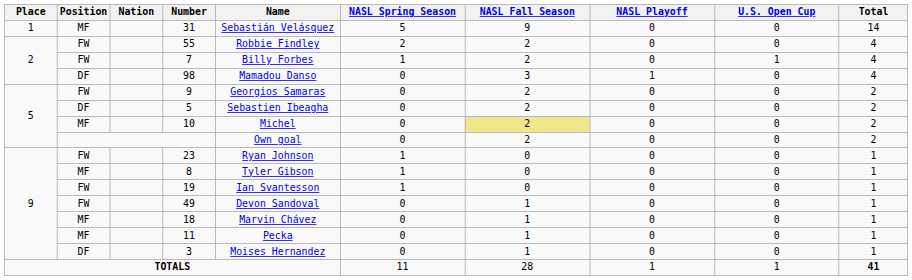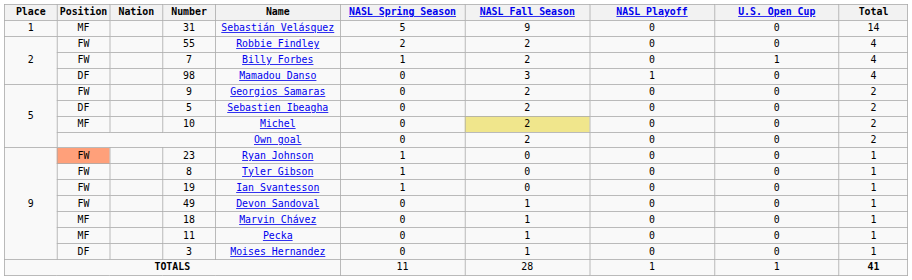(84, 156) no background -> (84, 156) lightsalmon background
(84, 172) MF -> (84, 172) FW
